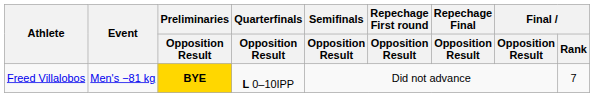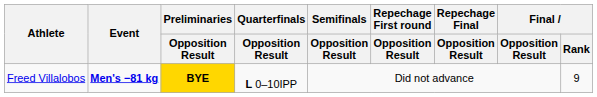(123, 78) normal -> (124, 78) bold
(574, 78) 7 -> (576, 78) 9
